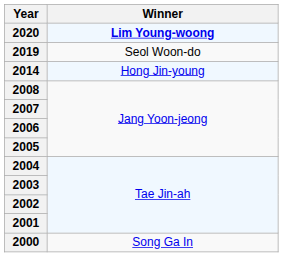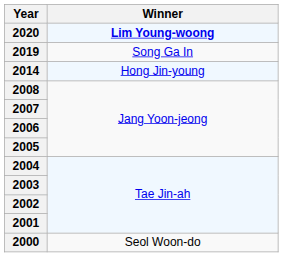(163, 52) Seol Woon-do -> (163, 52) Song Ga In
(163, 242) Song Ga In -> (163, 242) Seol Woon-do
